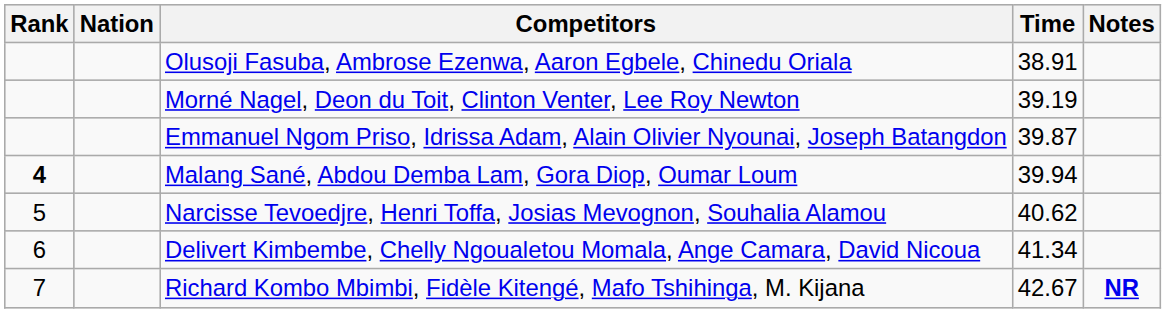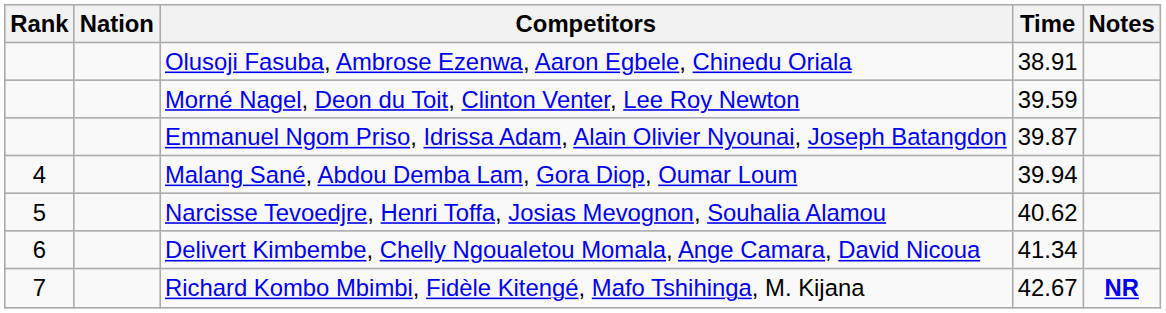(1048, 99) 39.19 -> (1048, 99) 39.59
(39, 175) bold -> (39, 175) normal
